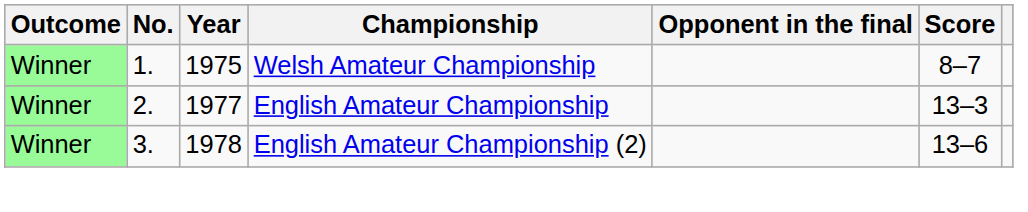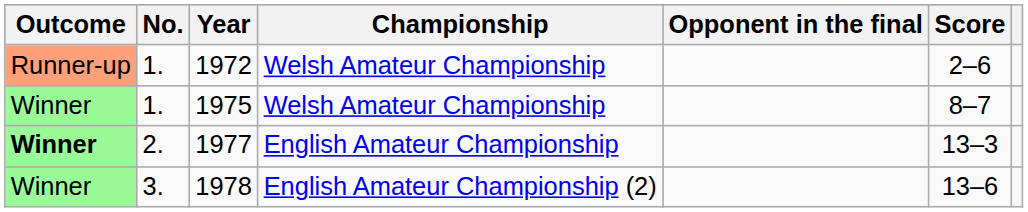+ row: (224, 65)
(51, 105) normal -> (54, 145) bold
